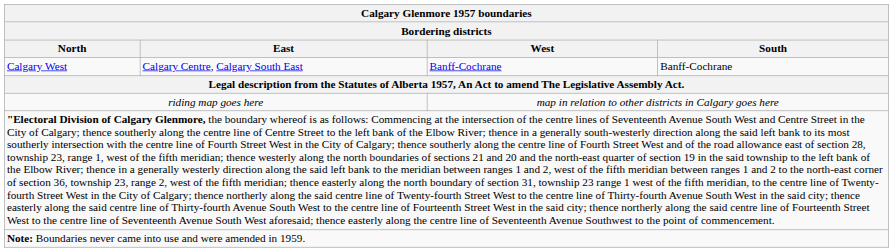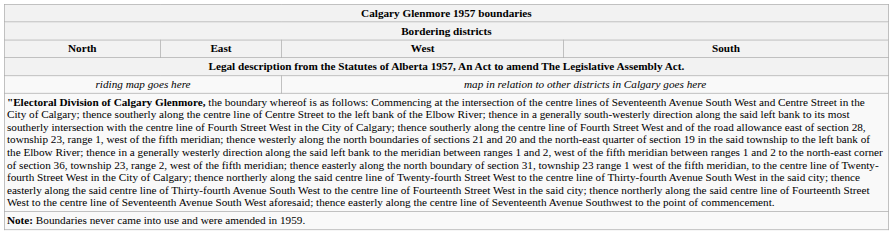- row: (37, 66)
